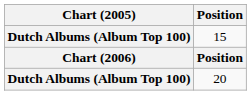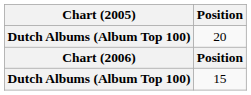rows swapped: (220, 79) <-> (220, 36)
